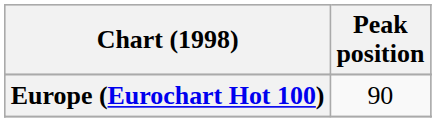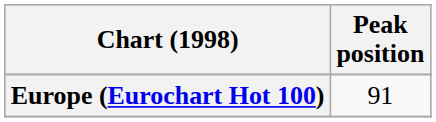(380, 95) 90 -> (380, 95) 91
